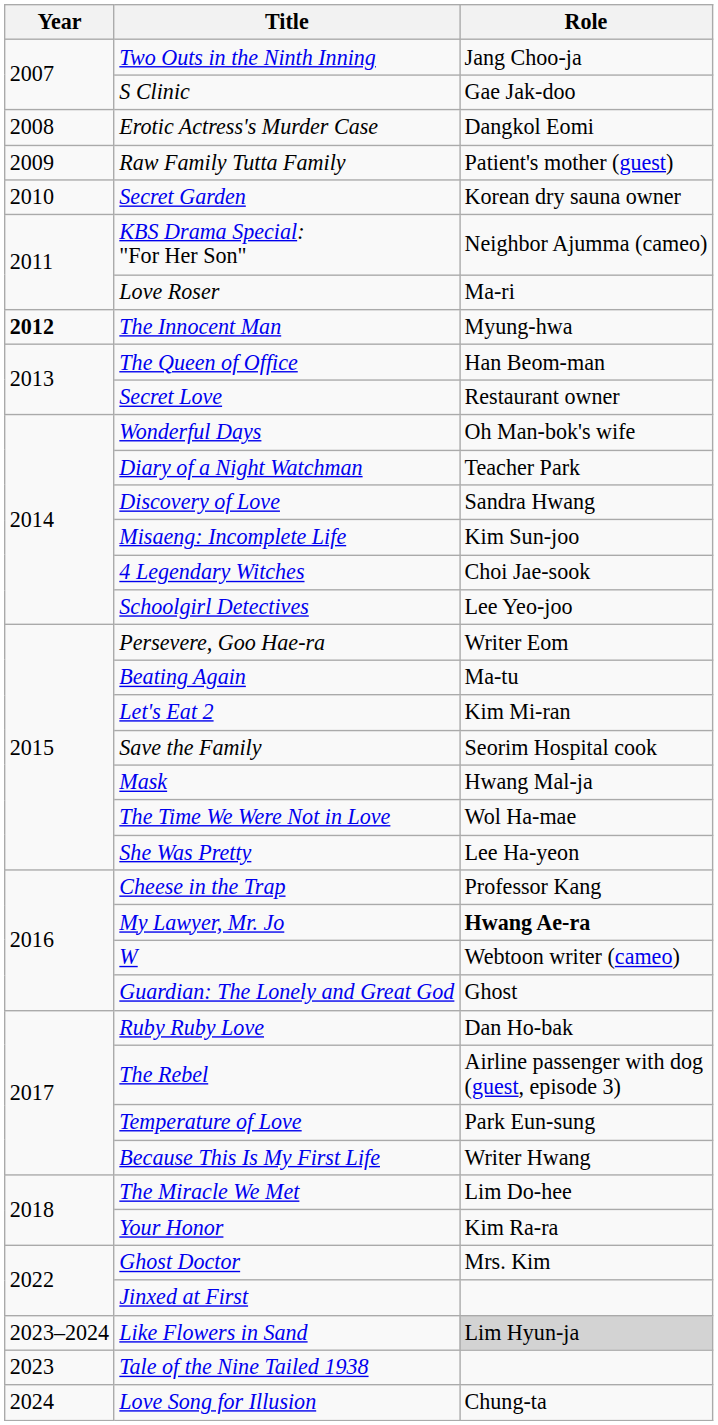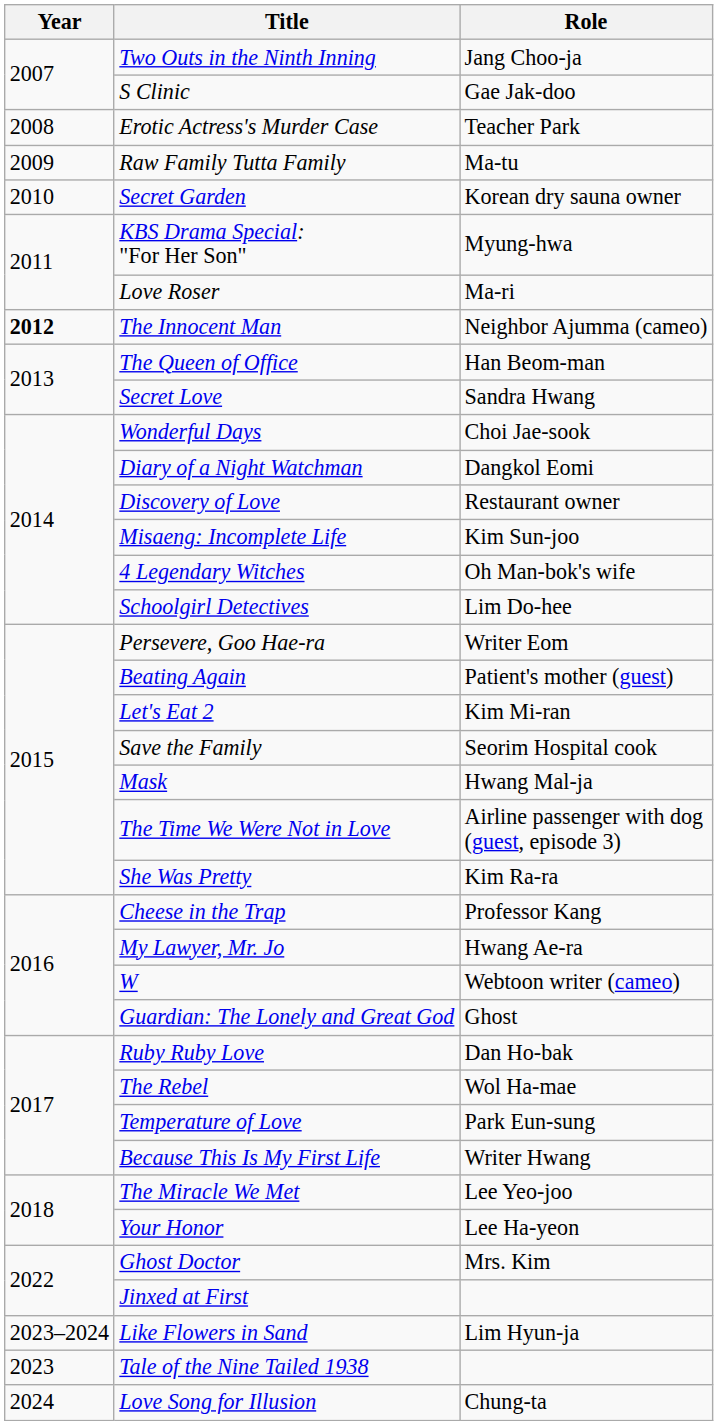(529, 127) Dangkol Eomi -> (522, 127) Teacher Park
(569, 162) Patient's mother (guest) -> (492, 162) Ma-tu
(586, 244) Neighbor Ajumma (cameo) -> (519, 244) Myung-hwa
(519, 326) Myung-hwa -> (586, 326) Neighbor Ajumma (cameo)
(542, 397) Restaurant owner -> (530, 397) Sandra Hwang
(550, 432) Oh Man-bok's wife -> (527, 432) Choi Jae-sook
(522, 467) Teacher Park -> (529, 467) Dangkol Eomi
(530, 502) Sandra Hwang -> (542, 502) Restaurant owner
(527, 572) Choi Jae-sook -> (550, 572) Oh Man-bok's wife
(519, 607) Lee Yeo-joo -> (518, 607) Lim Do-hee
(492, 677) Ma-tu -> (569, 677) Patient's mother (guest)
(520, 817) Wol Ha-mae -> (584, 829) Airline passenger with dog (guest, episode 3)
(522, 852) Lee Ha-yeon -> (511, 877) Kim Ra-ra
(527, 922) bold -> (524, 947) normal
(584, 1074) Airline passenger with dog (guest, episode 3) -> (520, 1087) Wol Ha-mae
(518, 1192) Lim Do-hee -> (519, 1192) Lee Yeo-joo
(511, 1227) Kim Ra-ra -> (522, 1227) Lee Ha-yeon
(522, 1332) lightgrey background -> (522, 1332) no background
